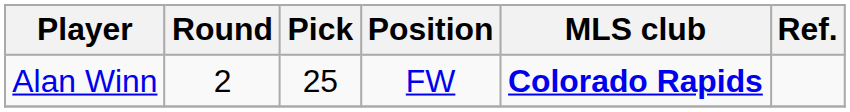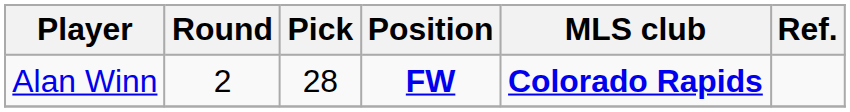(320, 80) 25 -> (320, 80) 28
(431, 80) normal -> (431, 80) bold
